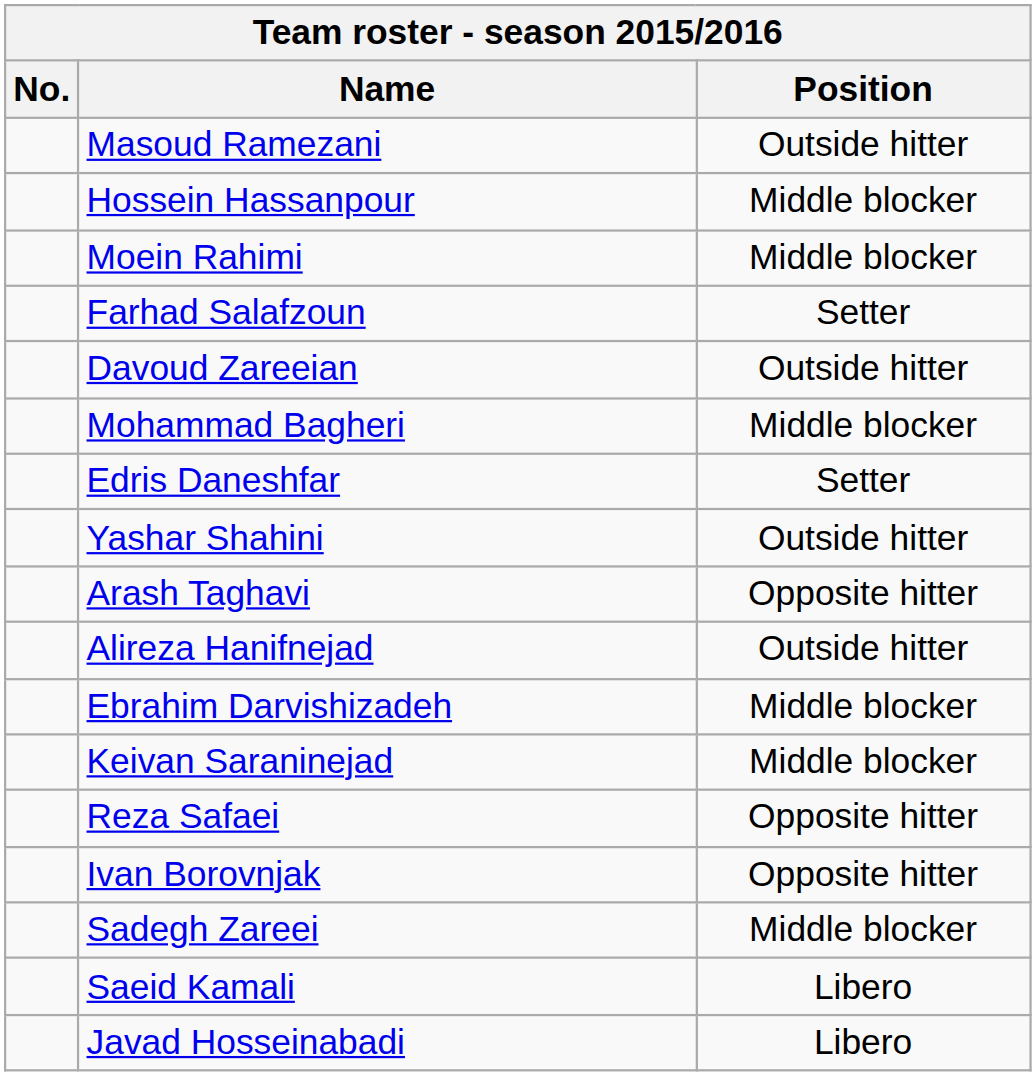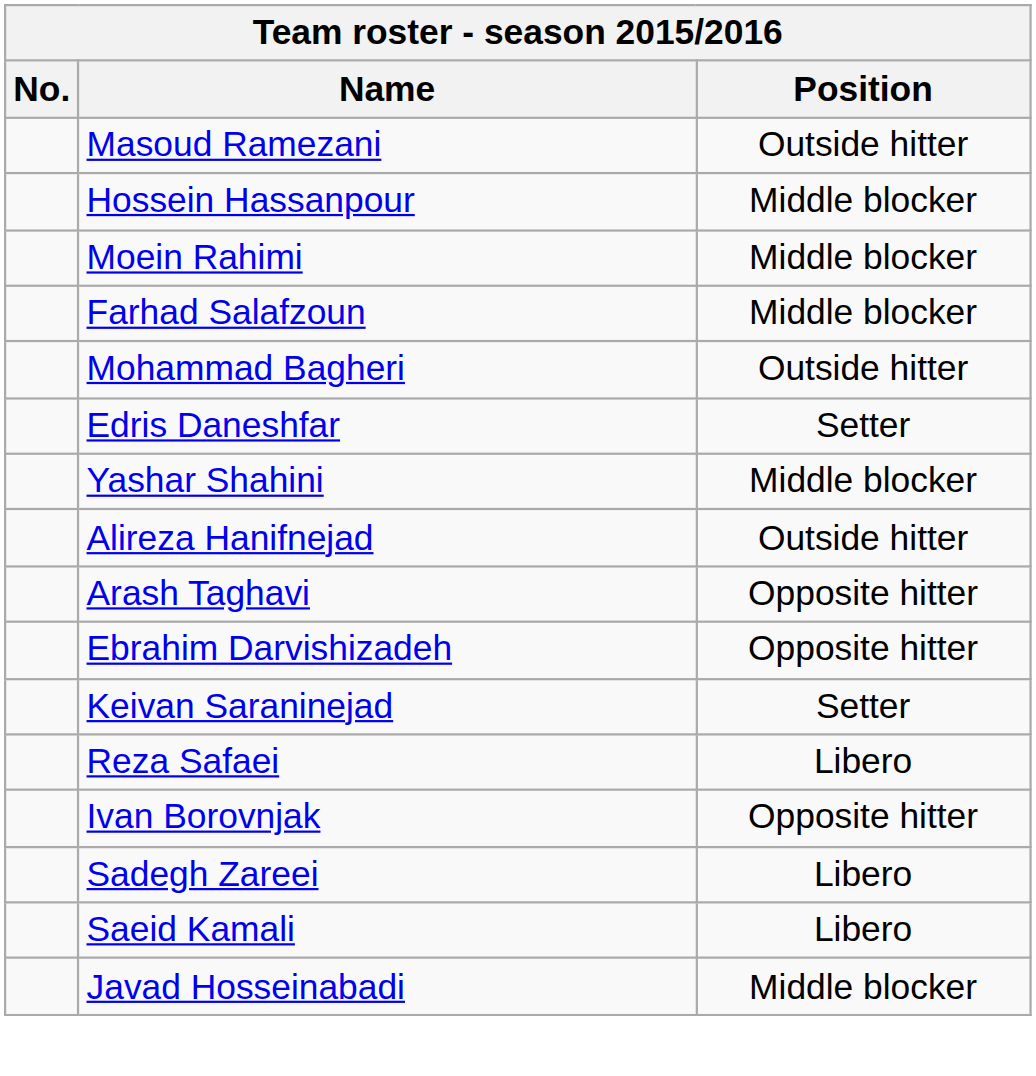(863, 312) Setter -> (863, 312) Middle blocker
- row: (222, 369)
(863, 425) Middle blocker -> (863, 369) Outside hitter
(863, 537) Outside hitter -> (863, 481) Middle blocker
rows swapped: (230, 649) <-> (198, 593)
(863, 705) Middle blocker -> (863, 649) Opposite hitter
(863, 761) Middle blocker -> (863, 705) Setter
(863, 817) Opposite hitter -> (863, 761) Libero
(863, 929) Middle blocker -> (863, 873) Libero
(863, 1041) Libero -> (863, 985) Middle blocker
